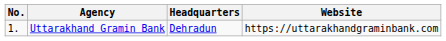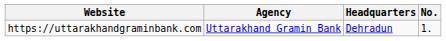columns swapped: (16, 12) <-> (341, 12)
